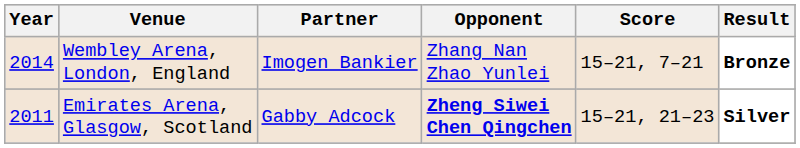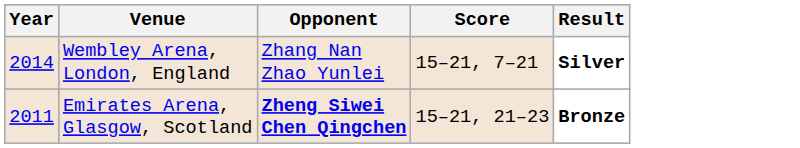- column: (340, 20)
(757, 62) Bronze -> (592, 62) Silver
(757, 116) Silver -> (592, 116) Bronze
